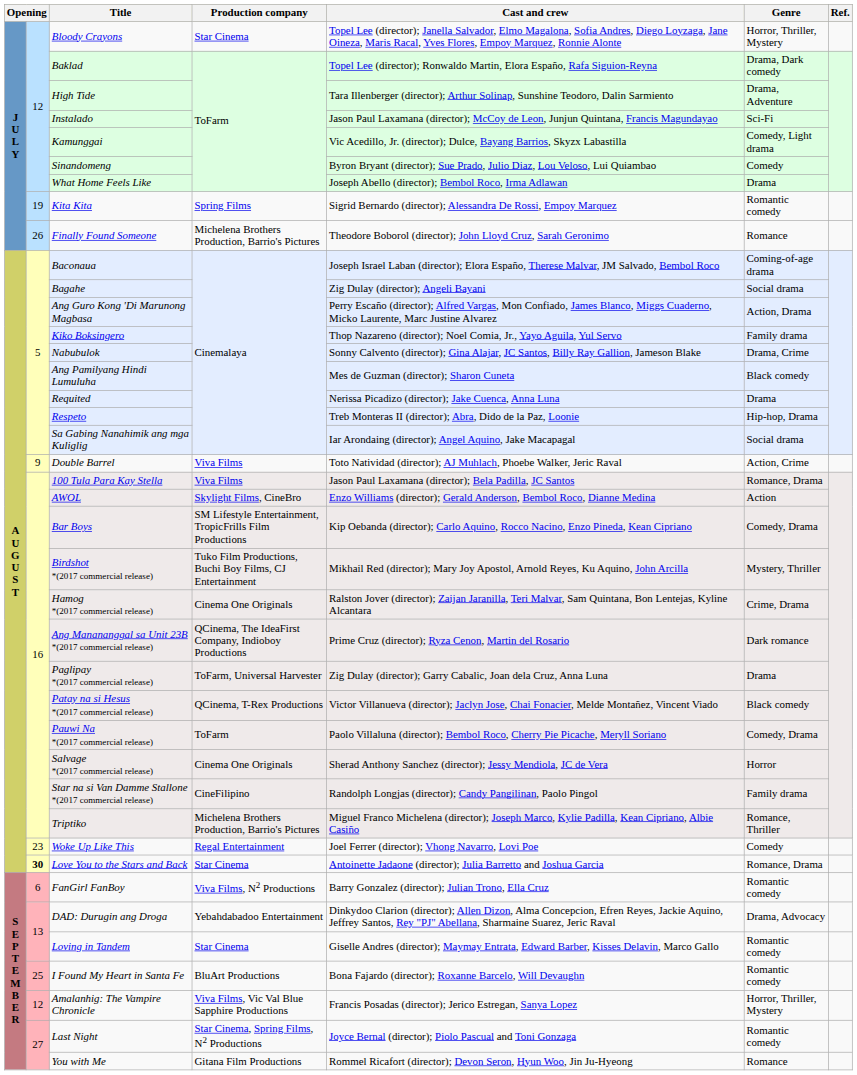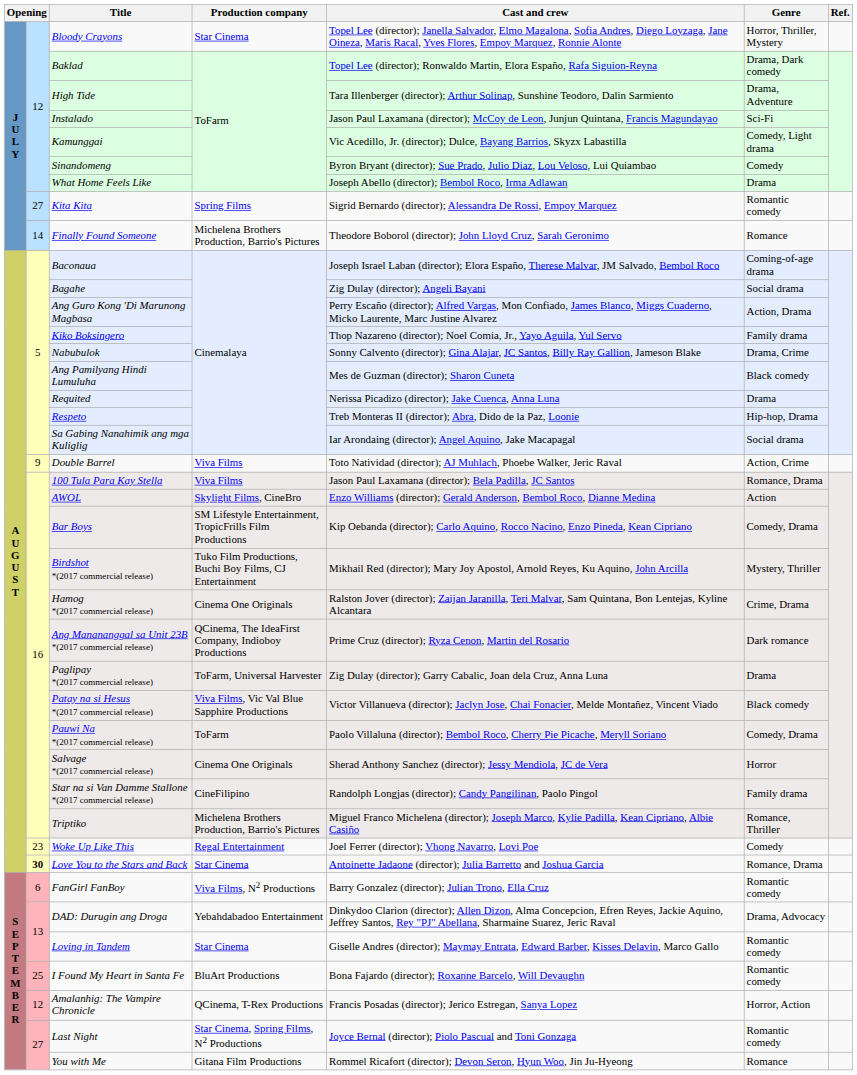(38, 206) 19 -> (38, 206) 27
(38, 235) 26 -> (38, 235) 14
(259, 705) QCinema, T-Rex Productions -> (249, 705) Viva Films, Vic Val Blue Sapphire Productions
(249, 1005) Viva Films, Vic Val Blue Sapphire Productions -> (259, 1005) QCinema, T-Rex Productions
(782, 1005) Horror, Thriller, Mystery -> (778, 1005) Horror, Action
